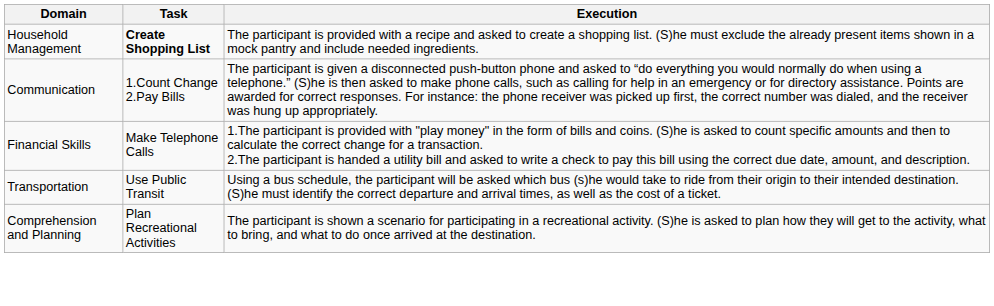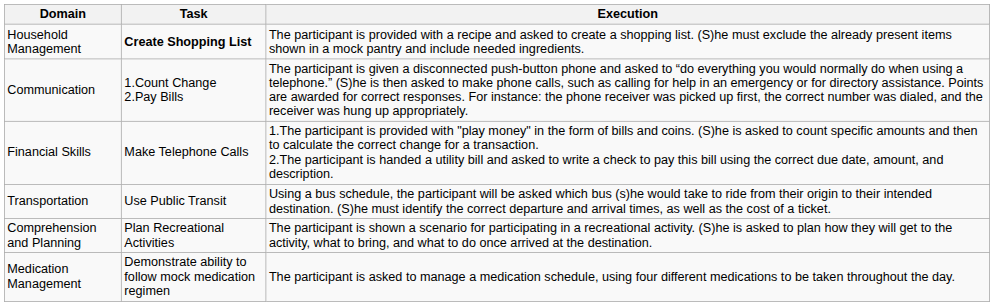+ row: (44, 277)
